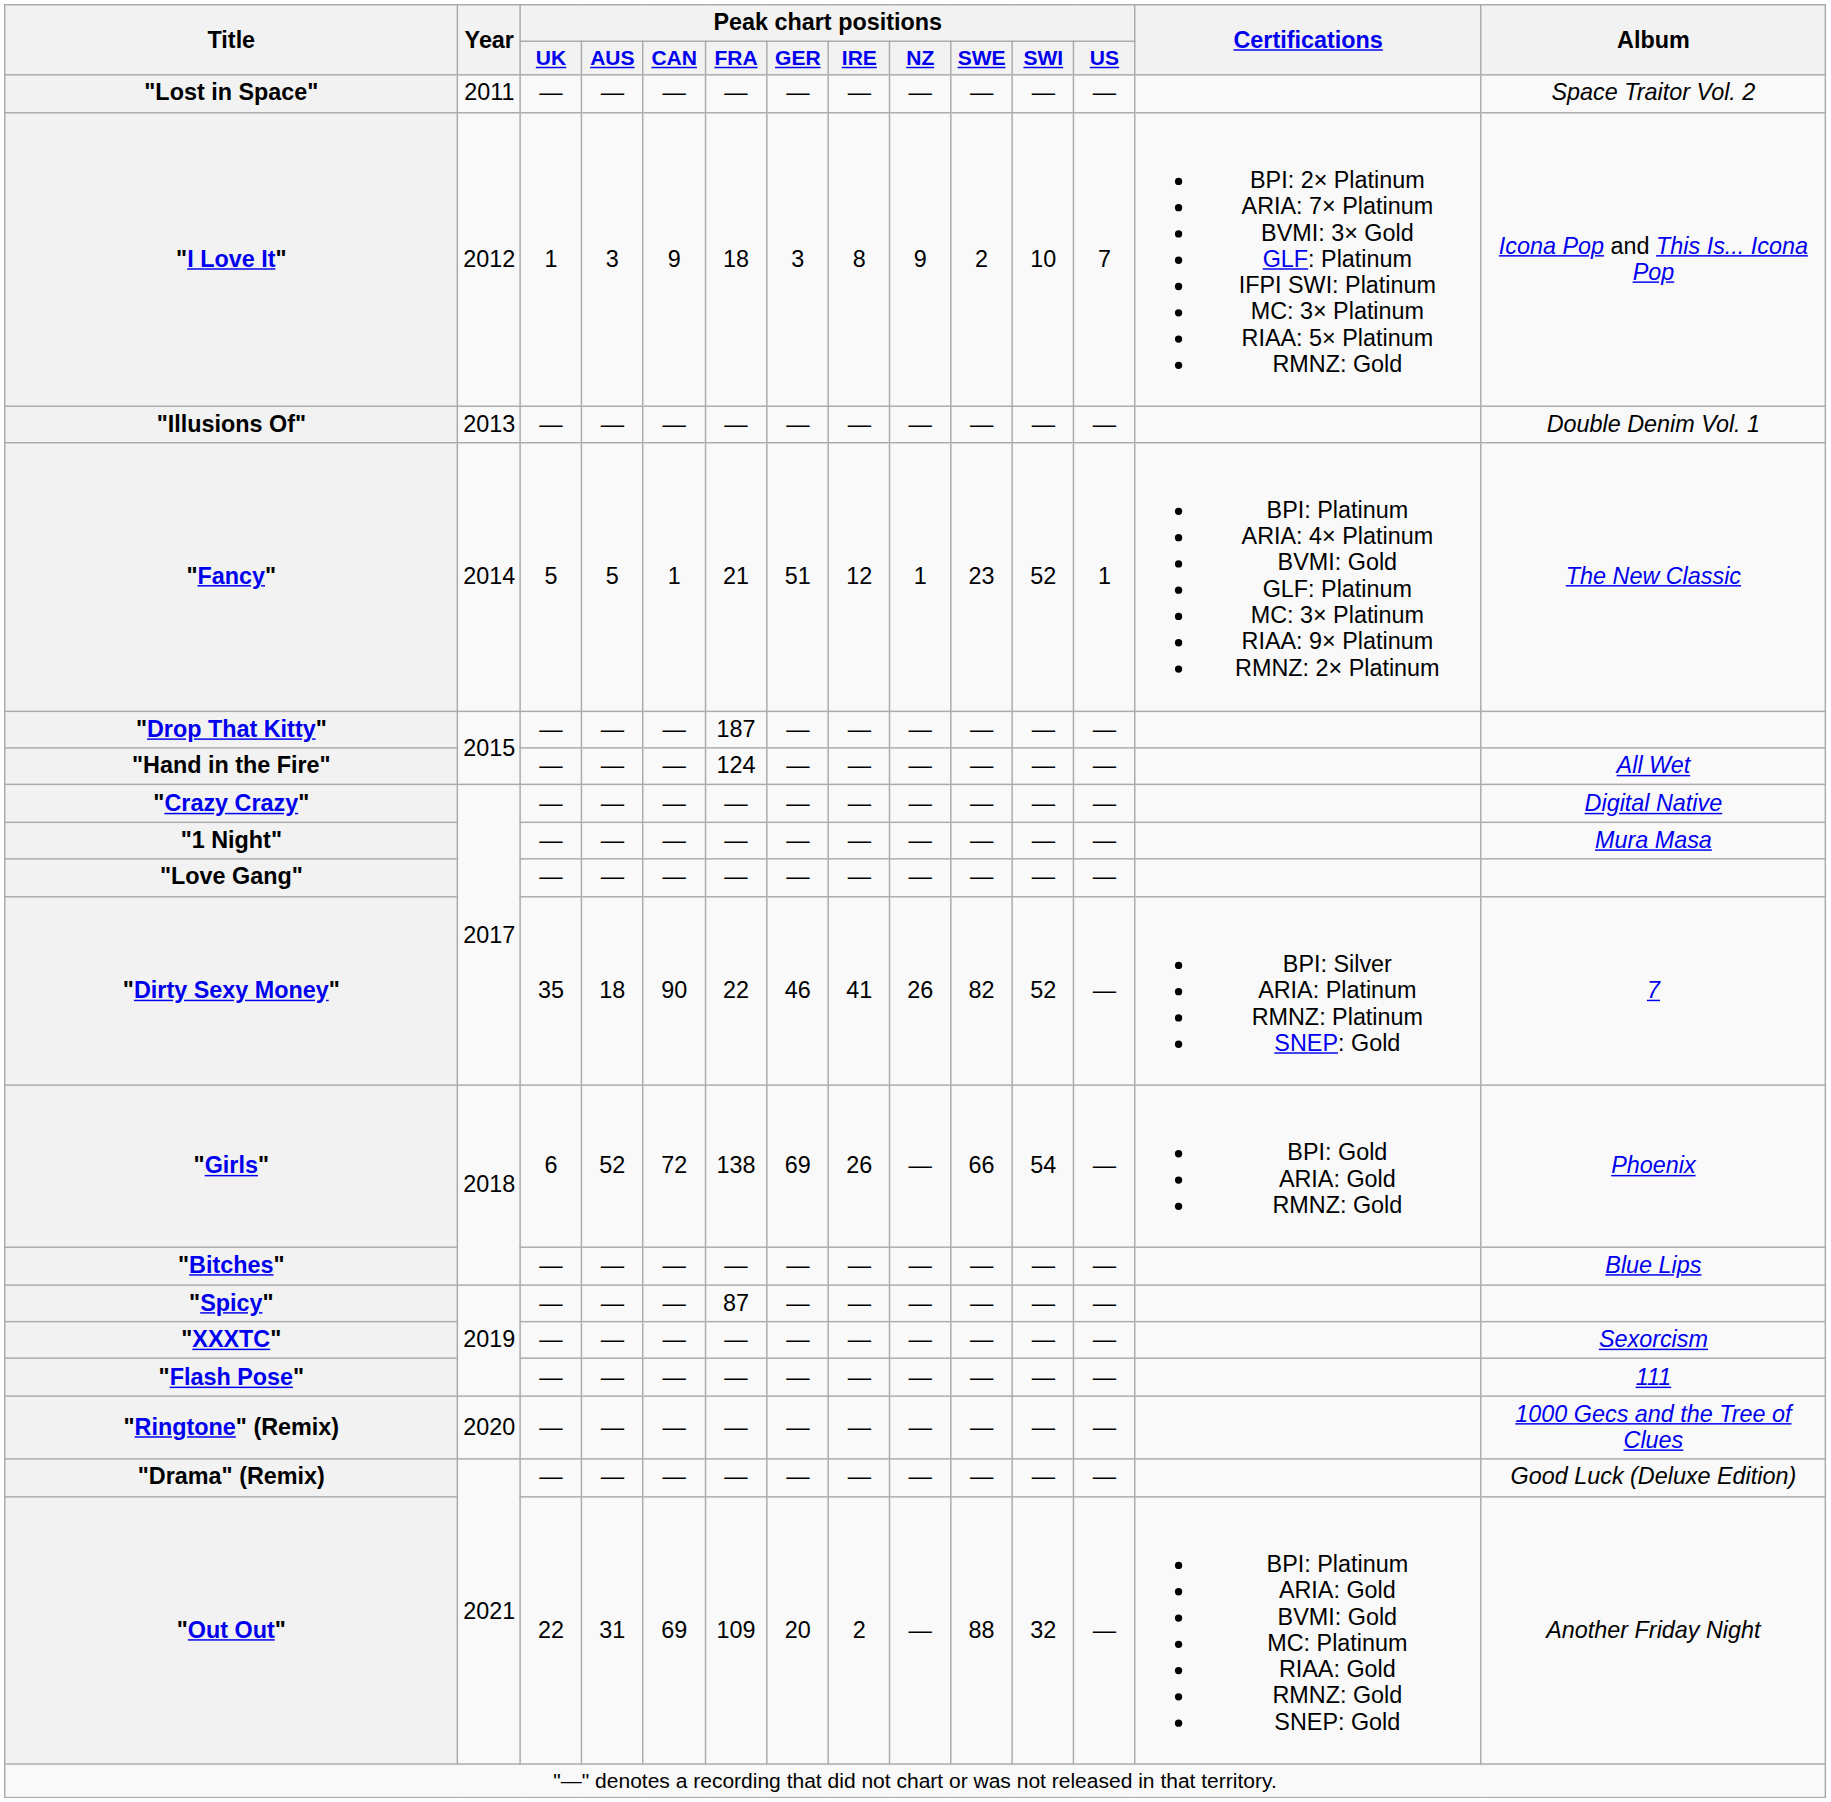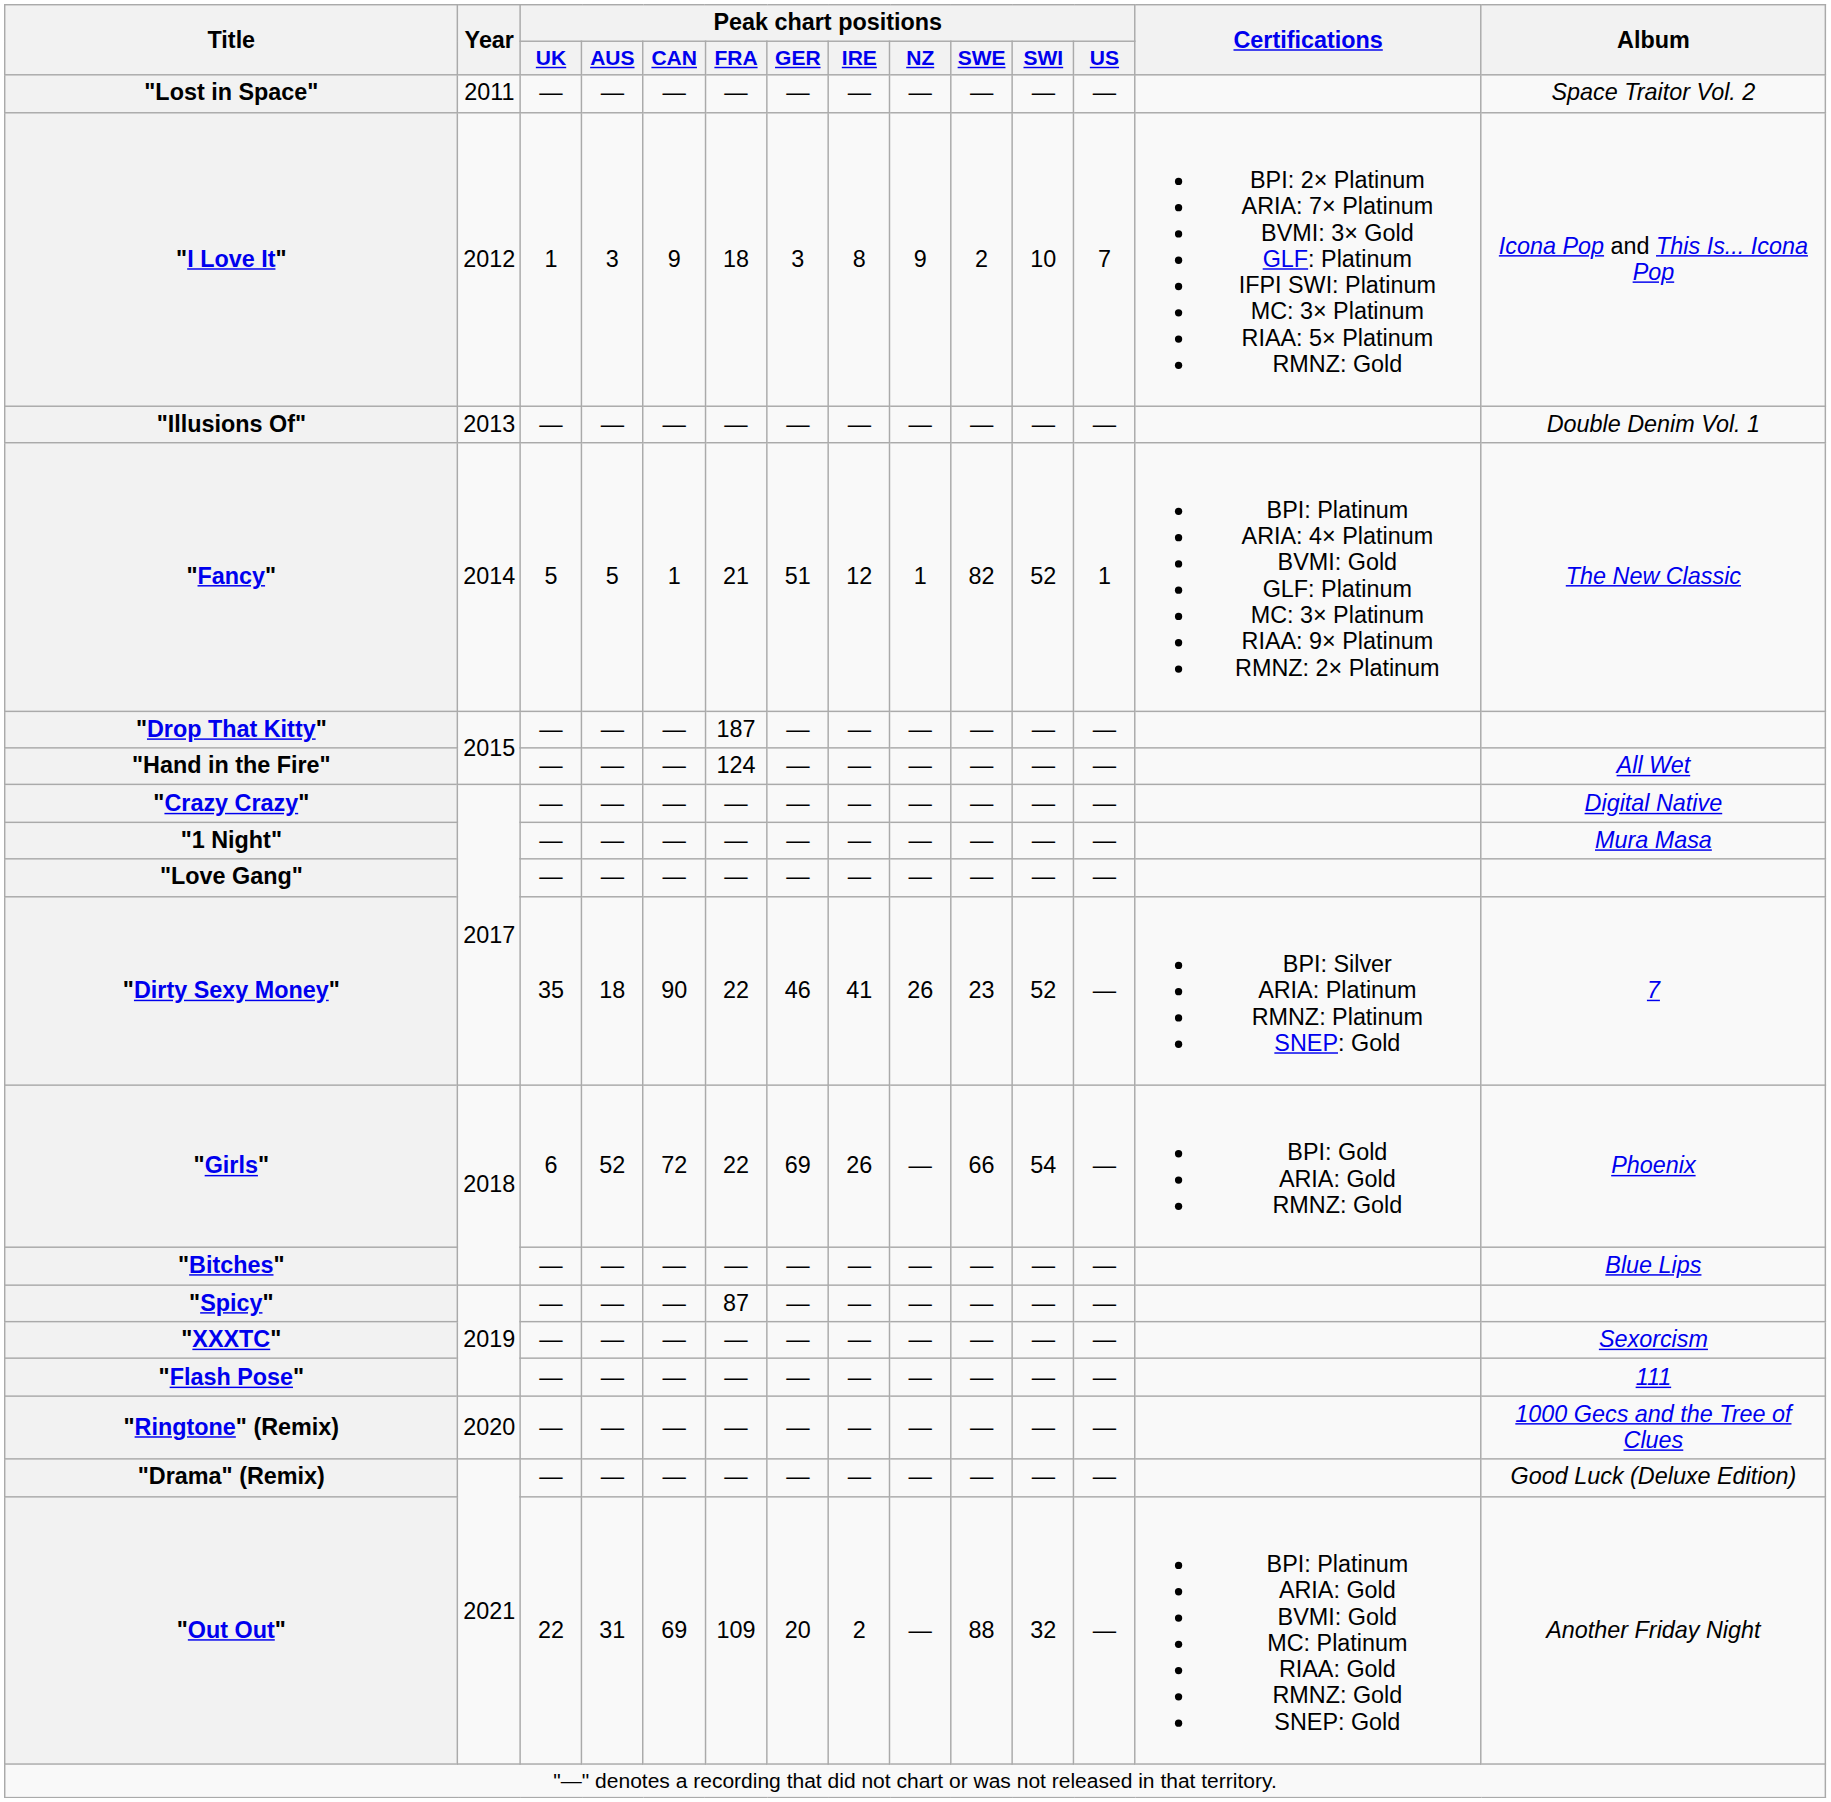(982, 576) 23 -> (982, 576) 82
(982, 990) 82 -> (982, 990) 23
(736, 1166) 138 -> (736, 1166) 22
